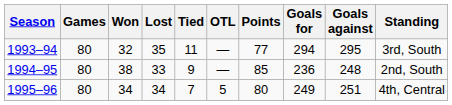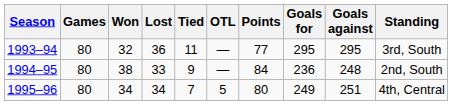(159, 49) 35 -> (159, 49) 36
(304, 49) 294 -> (304, 49) 295
(261, 69) 85 -> (261, 69) 84
